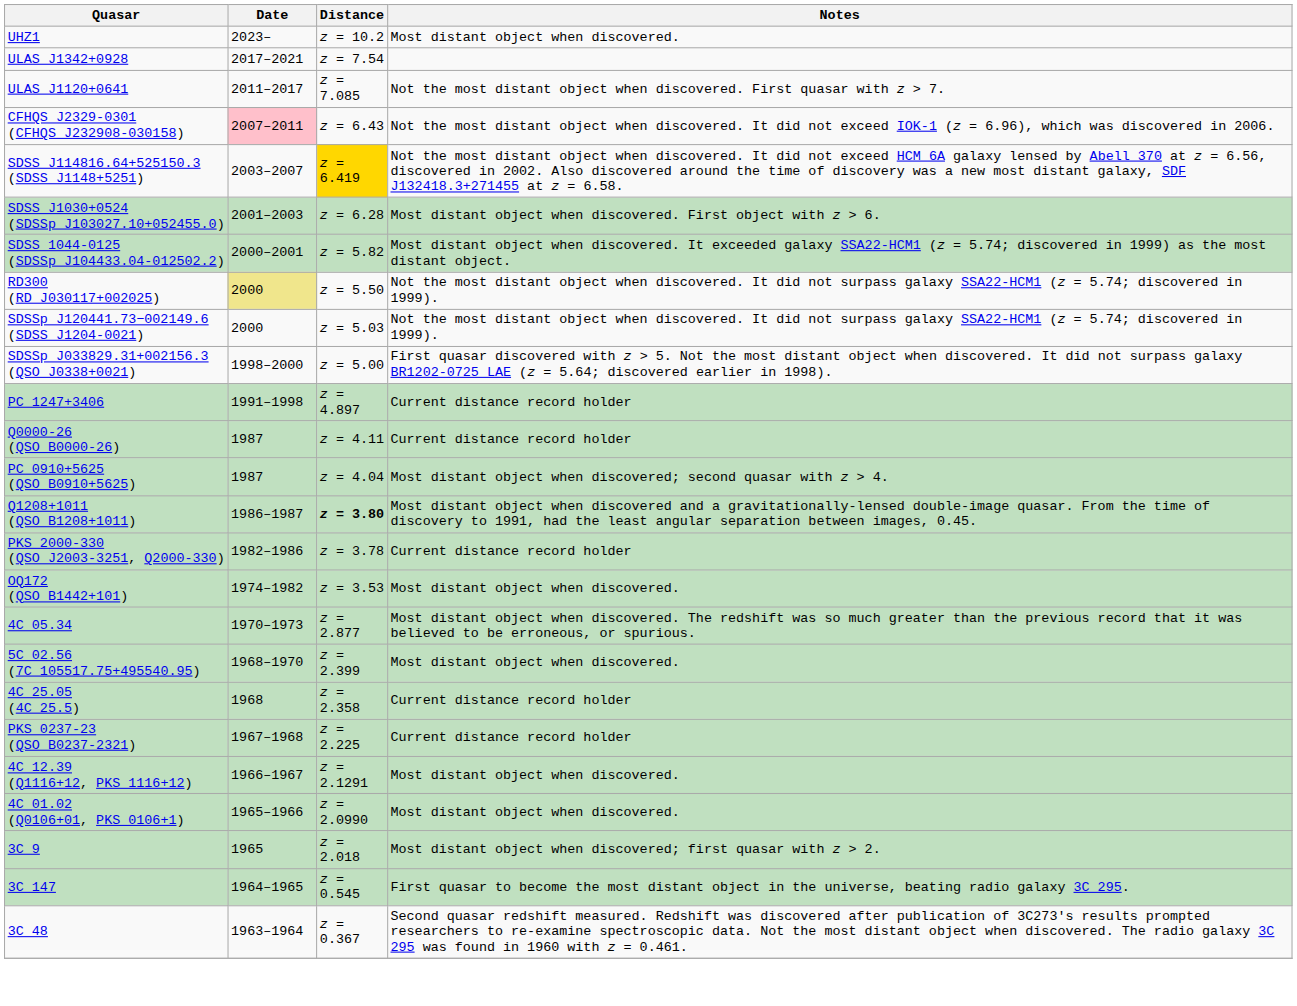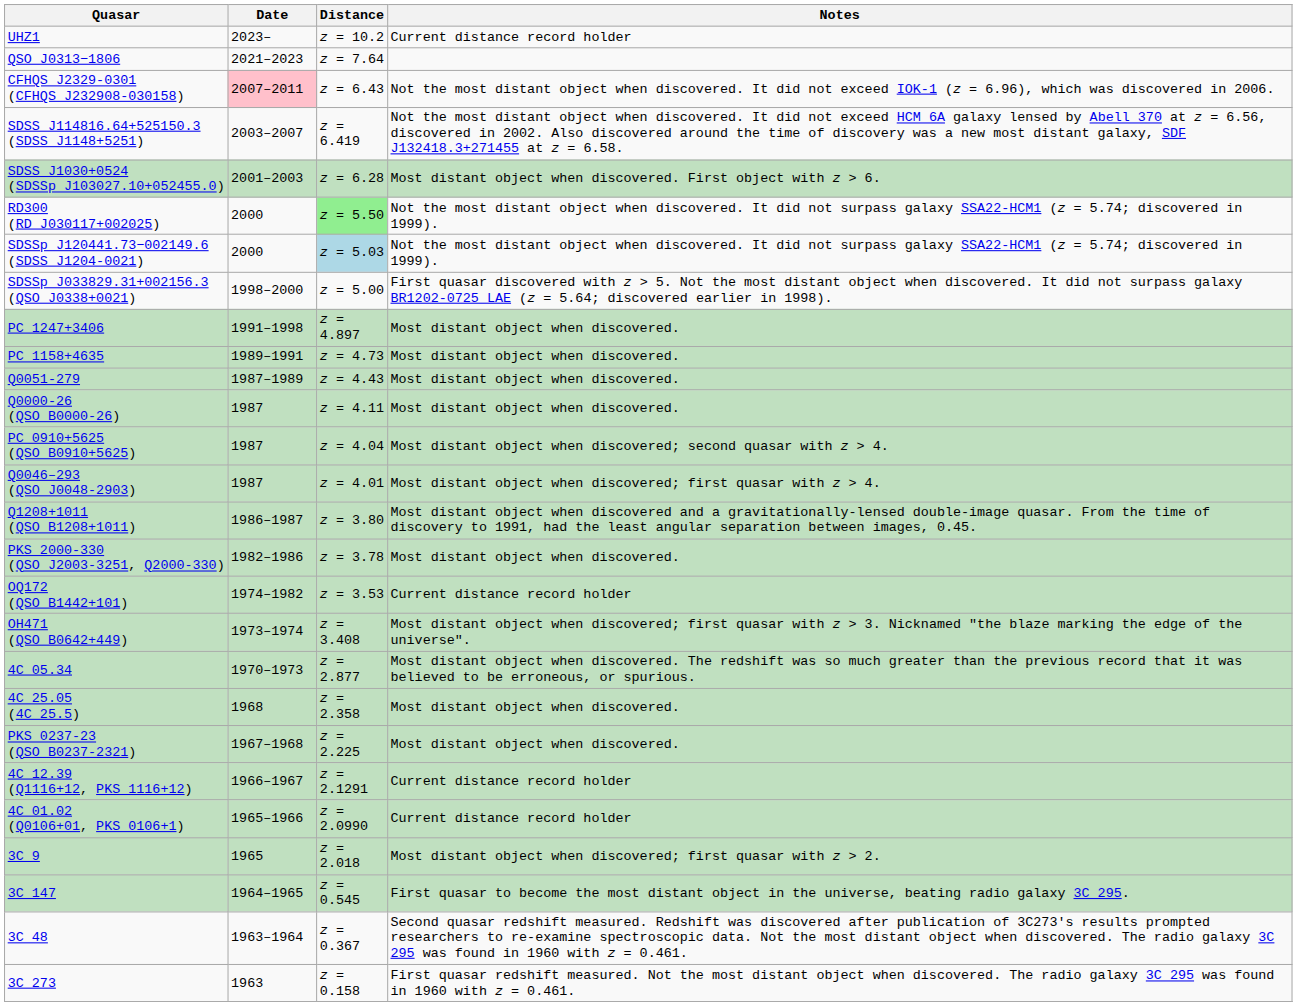(535, 37) Most distant object when discovered. -> (511, 37) Current distance record holder
+ row: (64, 59)
- row: (68, 59)
- row: (68, 89)
(340, 171) gold background -> (340, 134) no background
- row: (116, 253)
(247, 290) khaki background -> (247, 216) no background
(352, 290) no background -> (352, 216) lightgreen background
(352, 328) no background -> (352, 253) lightblue background
(511, 402) Current distance record holder -> (535, 328) Most distant object when discovered.
+ row: (56, 357)
+ row: (44, 379)
(511, 440) Current distance record holder -> (535, 409) Most distant object when discovered.
+ row: (72, 483)
(352, 514) bold -> (352, 520) normal
(511, 551) Current distance record holder -> (535, 558) Most distant object when discovered.
(535, 589) Most distant object when discovered. -> (511, 595) Current distance record holder
+ row: (68, 632)
- row: (104, 663)
(511, 700) Current distance record holder -> (535, 707) Most distant object when discovered.
(511, 738) Current distance record holder -> (535, 744) Most distant object when discovered.
(535, 775) Most distant object when discovered. -> (511, 781) Current distance record holder
(535, 812) Most distant object when discovered. -> (511, 819) Current distance record holder
+ row: (32, 983)
